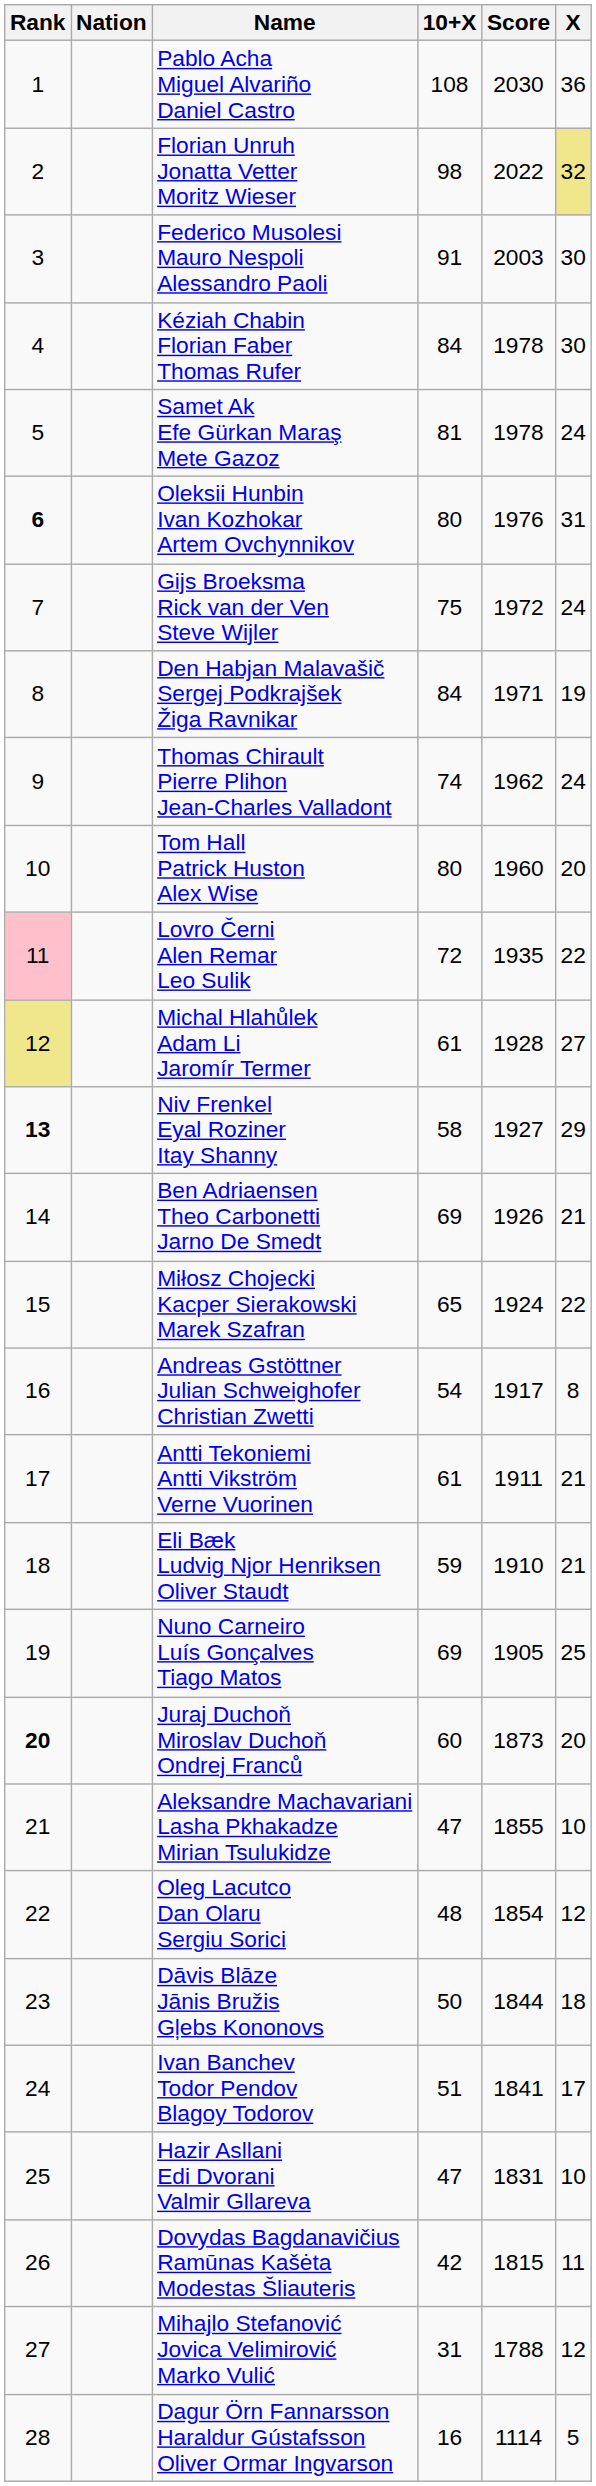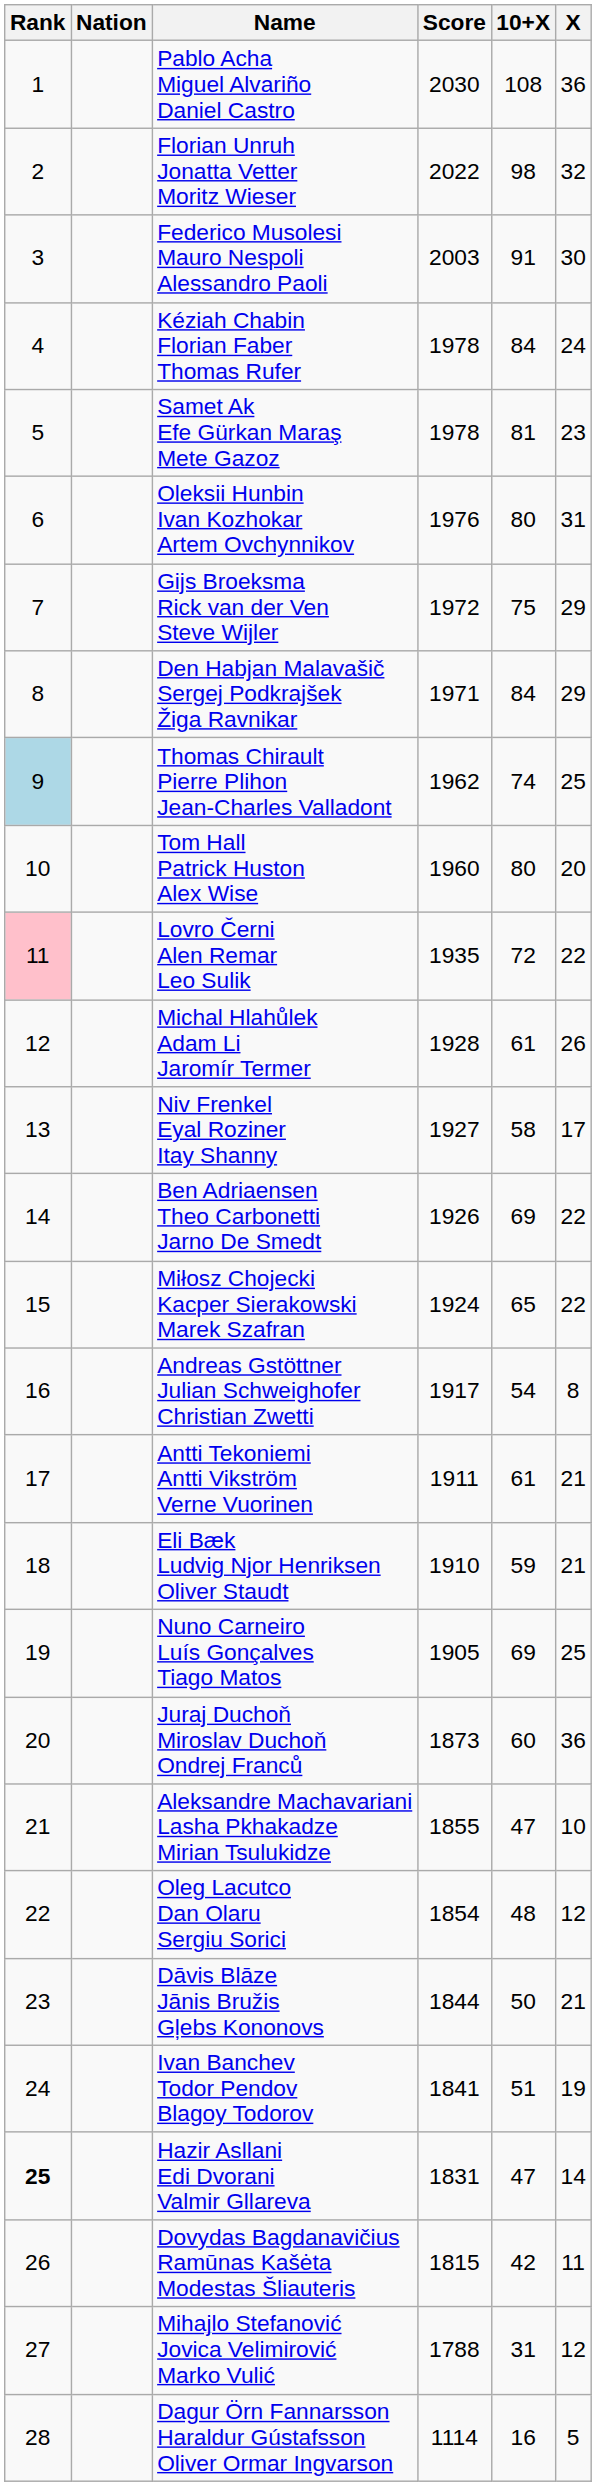columns swapped: (518, 22) <-> (450, 22)
(573, 171) khaki background -> (573, 171) no background
(573, 345) 30 -> (573, 345) 24
(573, 432) 24 -> (573, 432) 23
(38, 519) bold -> (38, 519) normal
(573, 607) 24 -> (573, 607) 29
(573, 694) 19 -> (573, 694) 29
(38, 781) no background -> (38, 781) lightblue background
(573, 781) 24 -> (573, 781) 25
(38, 1042) khaki background -> (38, 1042) no background
(573, 1042) 27 -> (573, 1042) 26
(38, 1129) bold -> (38, 1129) normal
(573, 1129) 29 -> (573, 1129) 17
(573, 1217) 21 -> (573, 1217) 22
(38, 1740) bold -> (38, 1740) normal
(573, 1740) 20 -> (573, 1740) 36
(573, 2001) 18 -> (573, 2001) 21
(573, 2088) 17 -> (573, 2088) 19
(38, 2175) normal -> (38, 2175) bold
(573, 2175) 10 -> (573, 2175) 14
